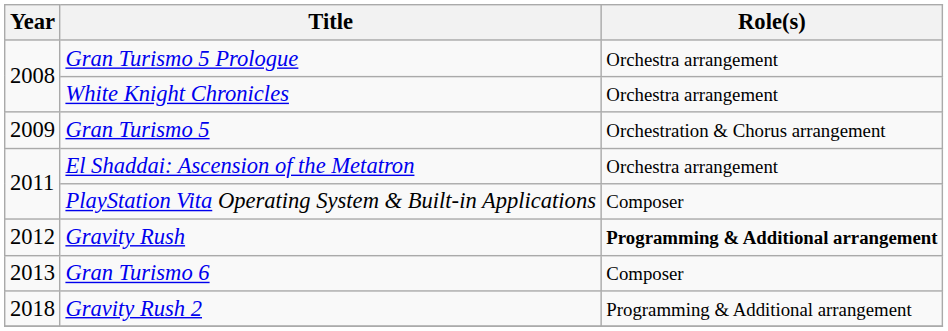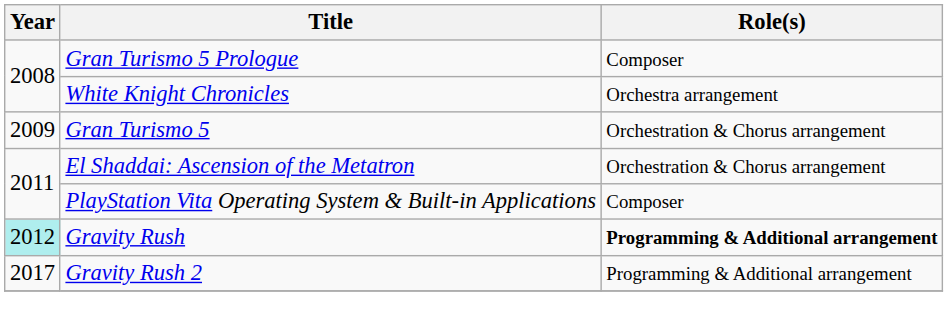(692, 59) Orchestra arrangement -> (645, 59) Composer
(692, 166) Orchestra arrangement -> (746, 166) Orchestration & Chorus arrangement
(32, 237) no background -> (32, 237) paleturquoise background
- row: (138, 272)
(32, 308) 2018 -> (32, 272) 2017
